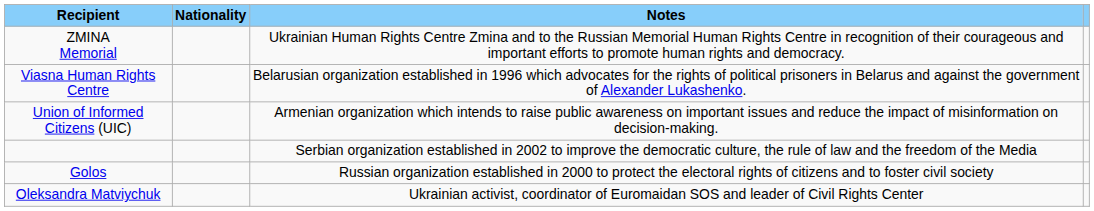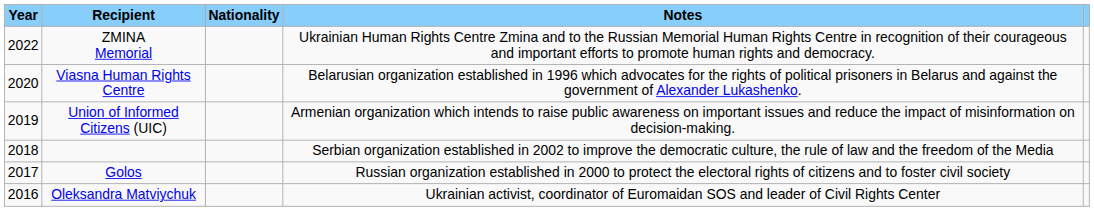+ column: (23, 15)
